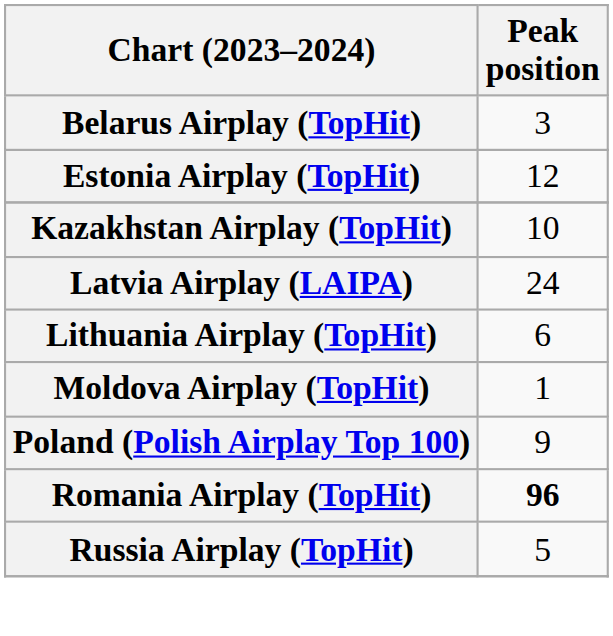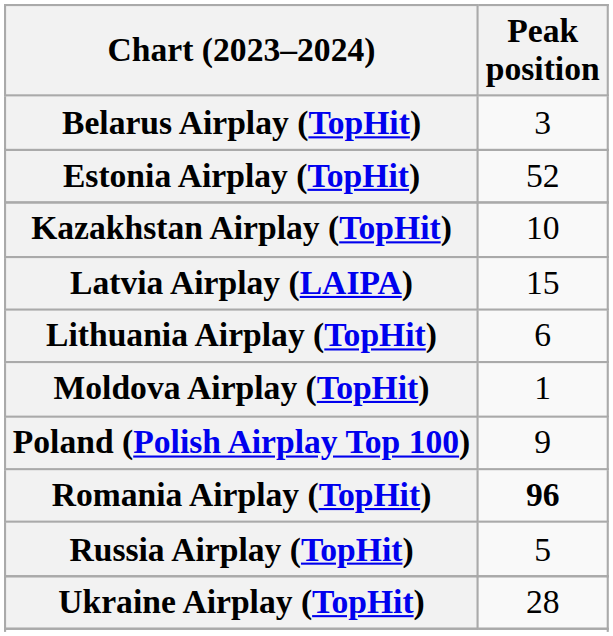(543, 175) 12 -> (543, 175) 52
(543, 282) 24 -> (543, 282) 15
+ row: (242, 601)
